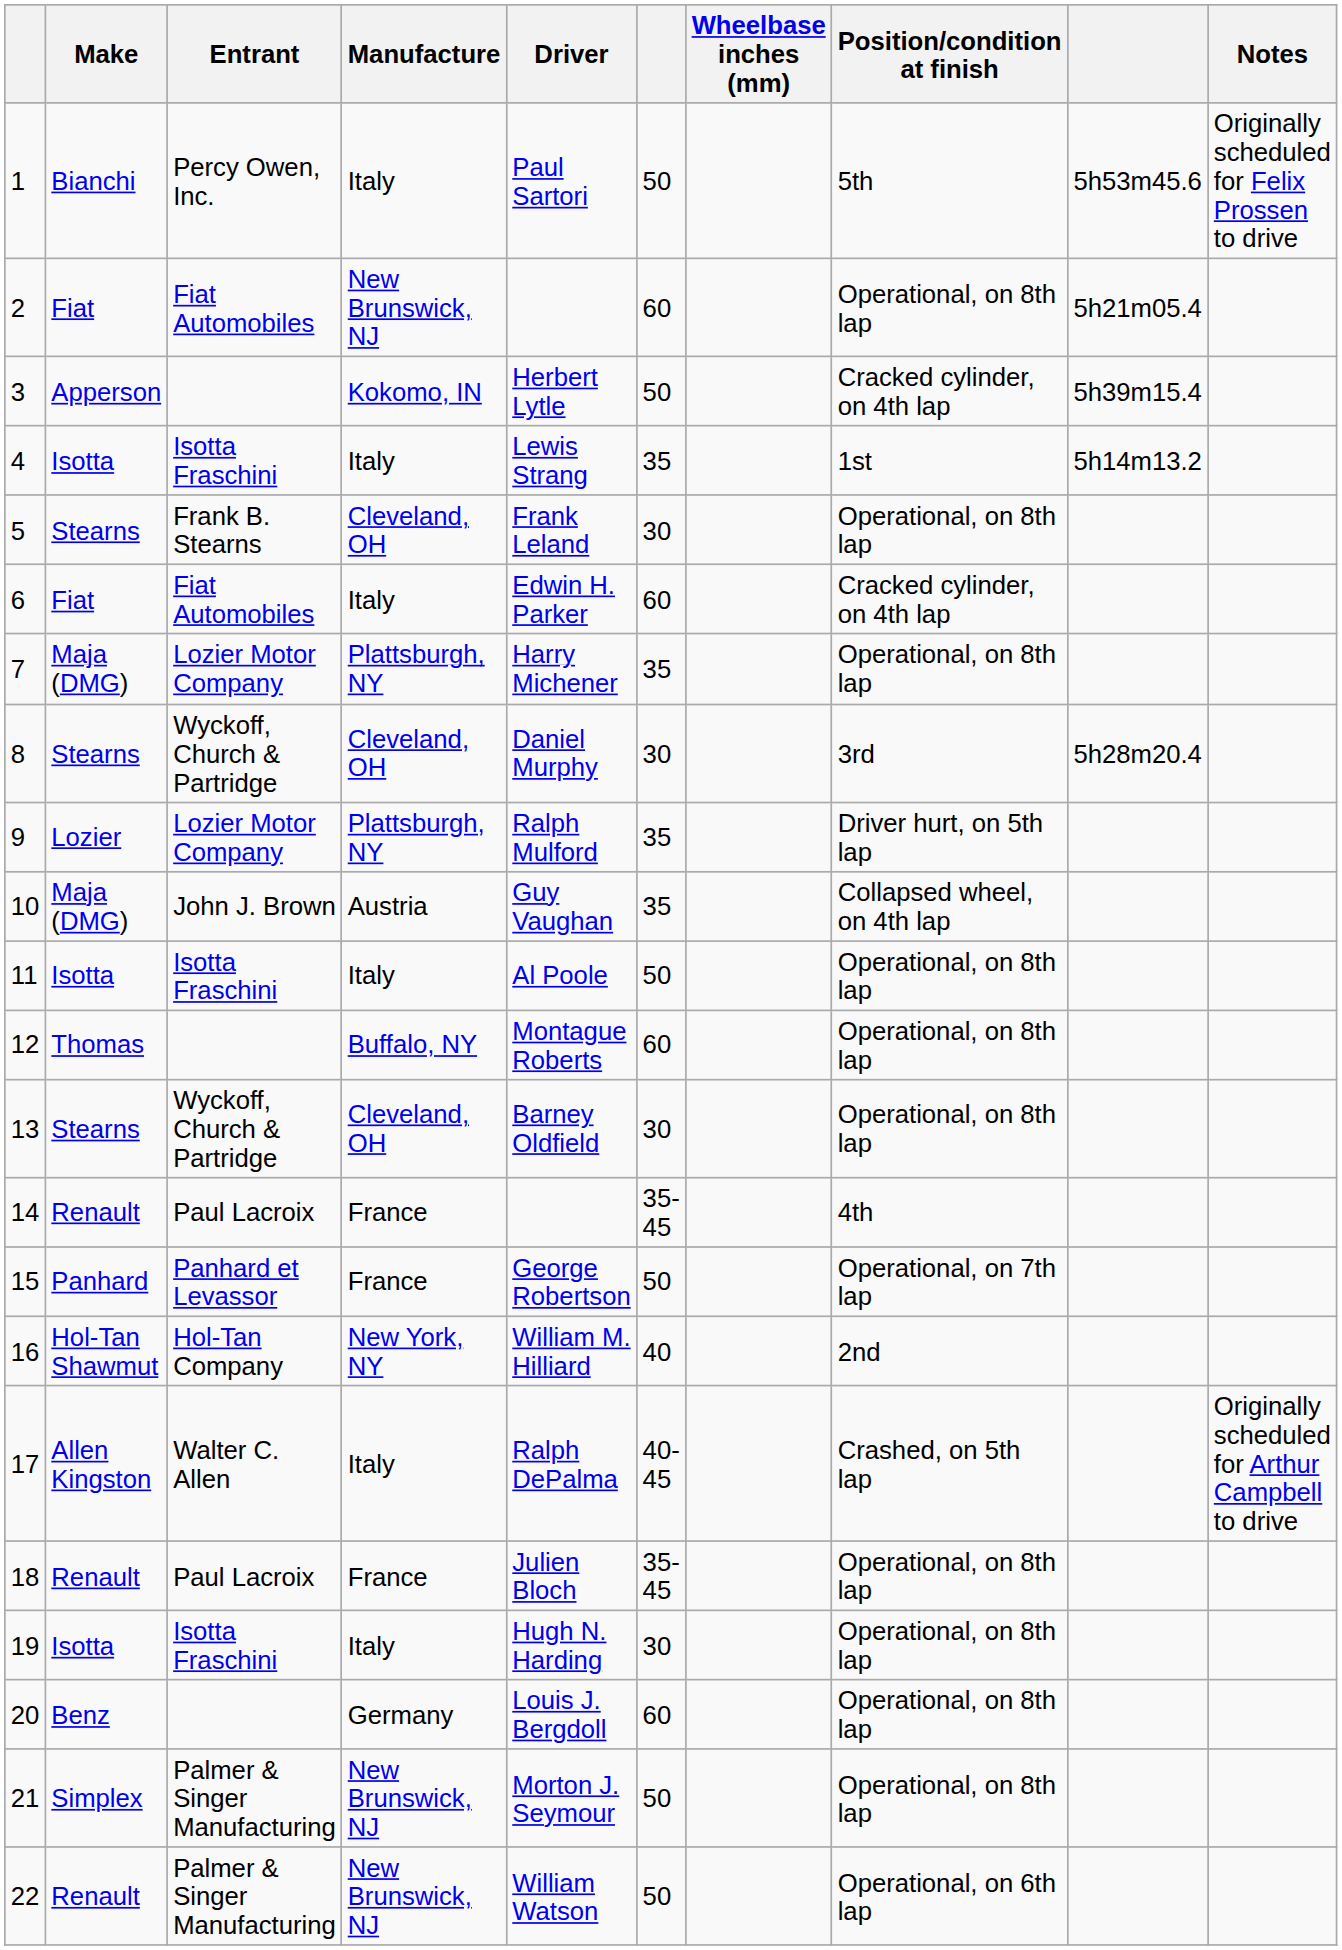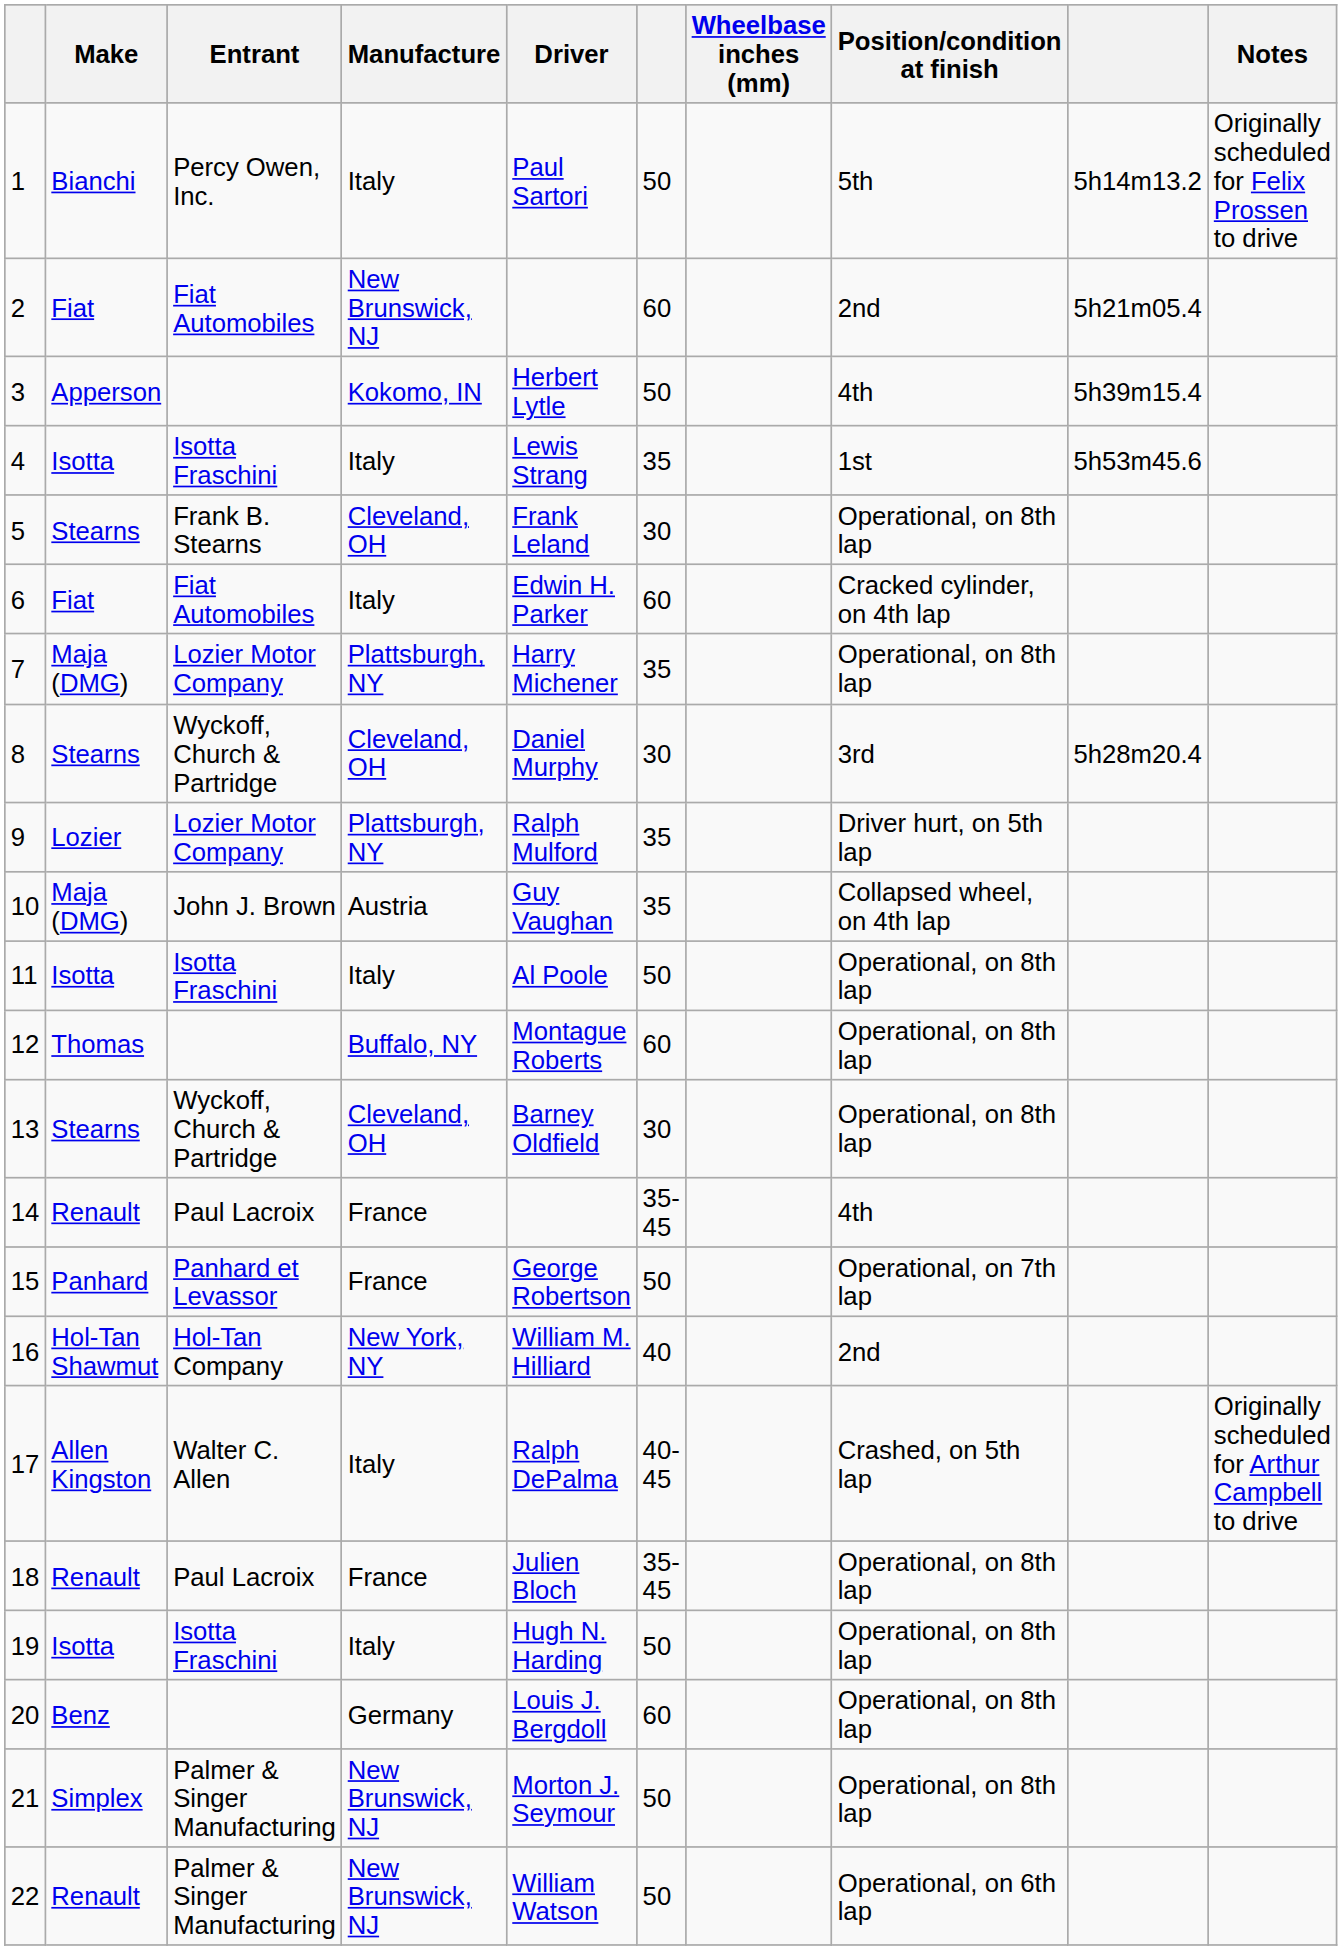(1138, 181) 5h53m45.6 -> (1138, 181) 5h14m13.2
(947, 308) Operational, on 8th lap -> (859, 308) 2nd
(936, 392) Cracked cylinder, on 4th lap -> (856, 392) 4th
(1138, 461) 5h14m13.2 -> (1138, 461) 5h53m45.6
(657, 1646) 30 -> (657, 1646) 50
